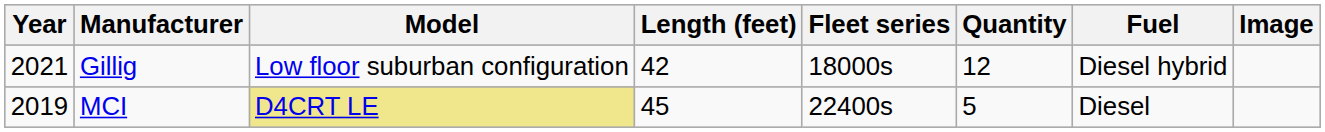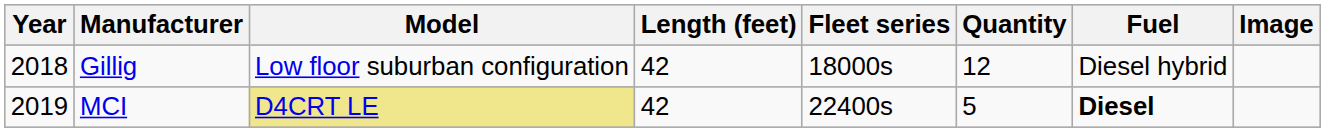(39, 65) 2021 -> (39, 65) 2018
(655, 106) 45 -> (655, 106) 42
(1114, 106) normal -> (1116, 106) bold
